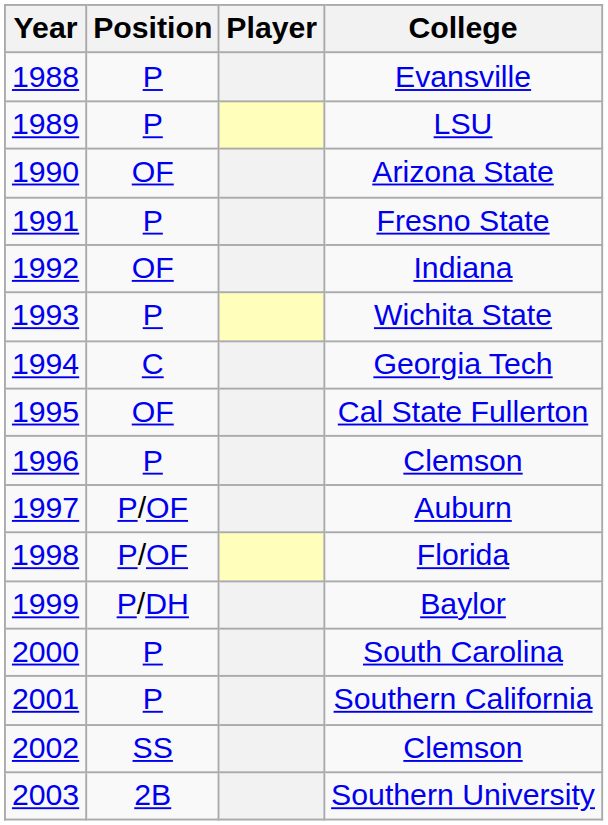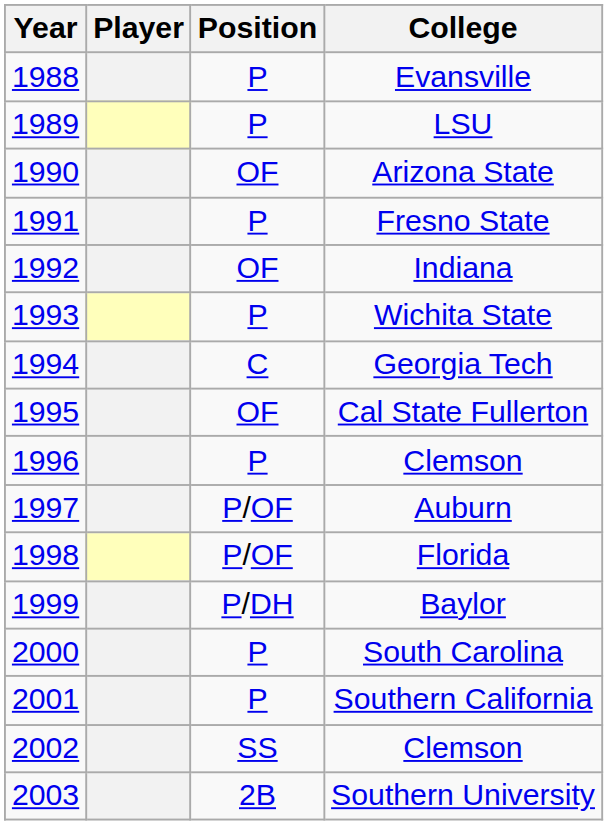columns swapped: (272, 28) <-> (153, 28)
